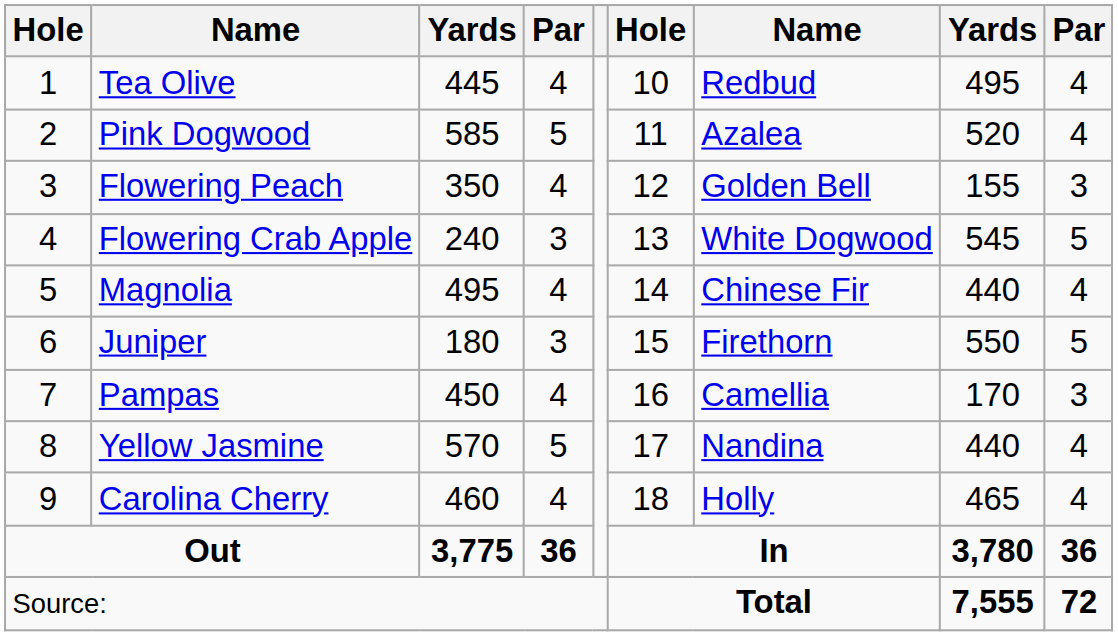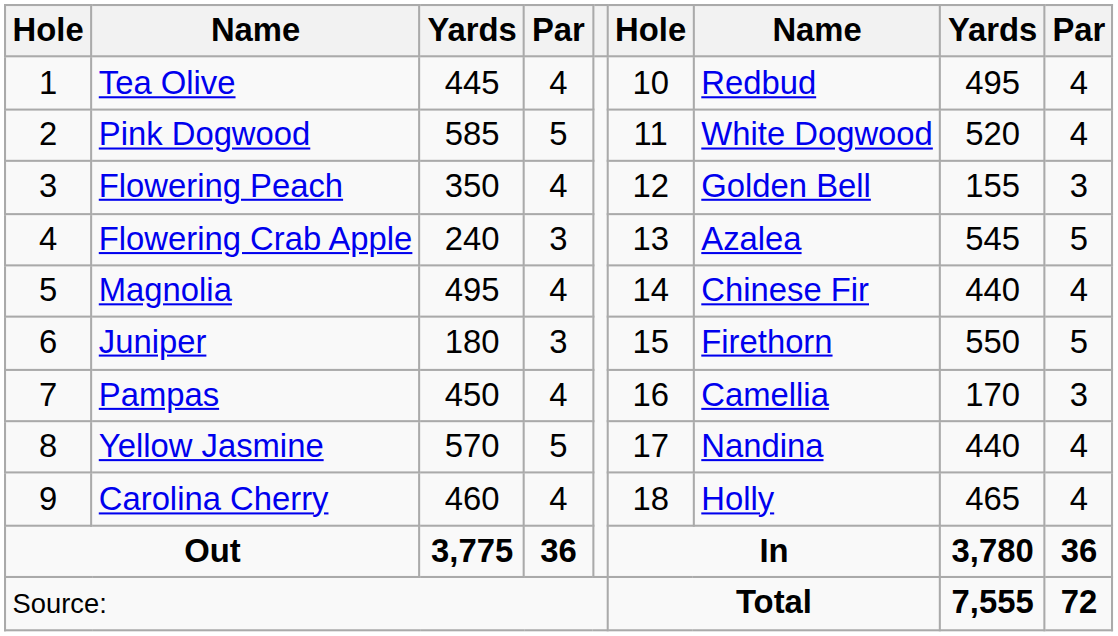(751, 134) Azalea -> (817, 134) White Dogwood
(817, 238) White Dogwood -> (751, 238) Azalea
